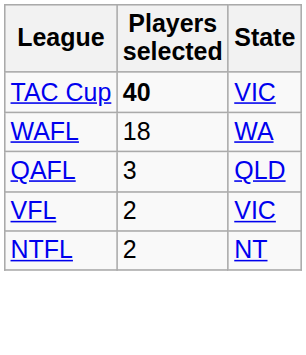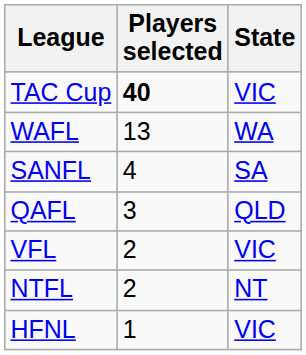(137, 131) 18 -> (137, 131) 13
+ row: (51, 171)
+ row: (43, 329)
